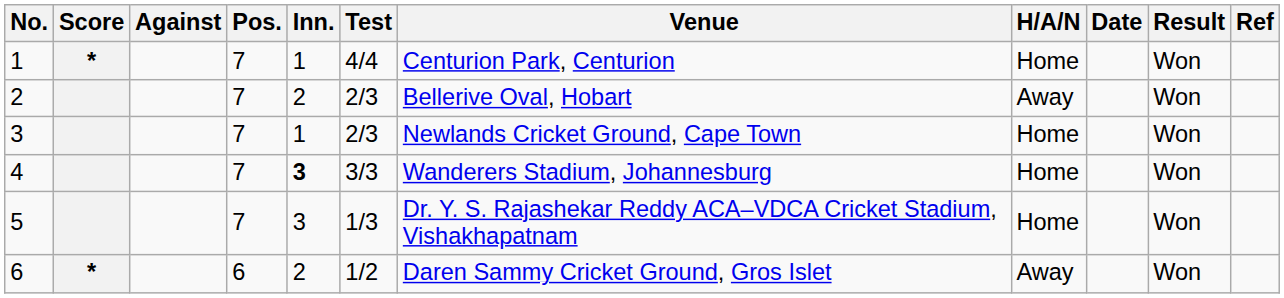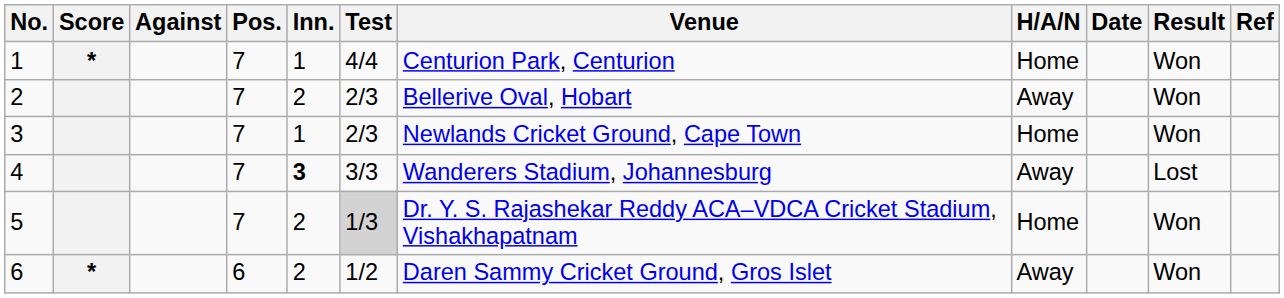(1048, 172) Home -> (1045, 172) Away
(1177, 172) Won -> (1175, 172) Lost
(299, 222) 3 -> (299, 222) 2
(362, 222) no background -> (362, 222) lightgrey background
